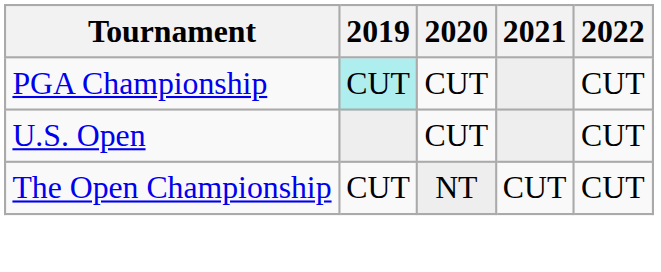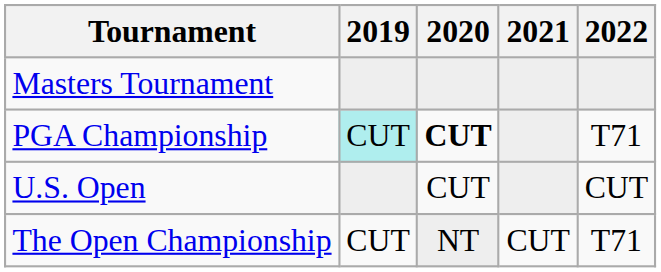+ row: (143, 83)
(456, 83) normal -> (458, 135) bold
(613, 83) CUT -> (616, 135) T71
(613, 188) CUT -> (616, 240) T71
